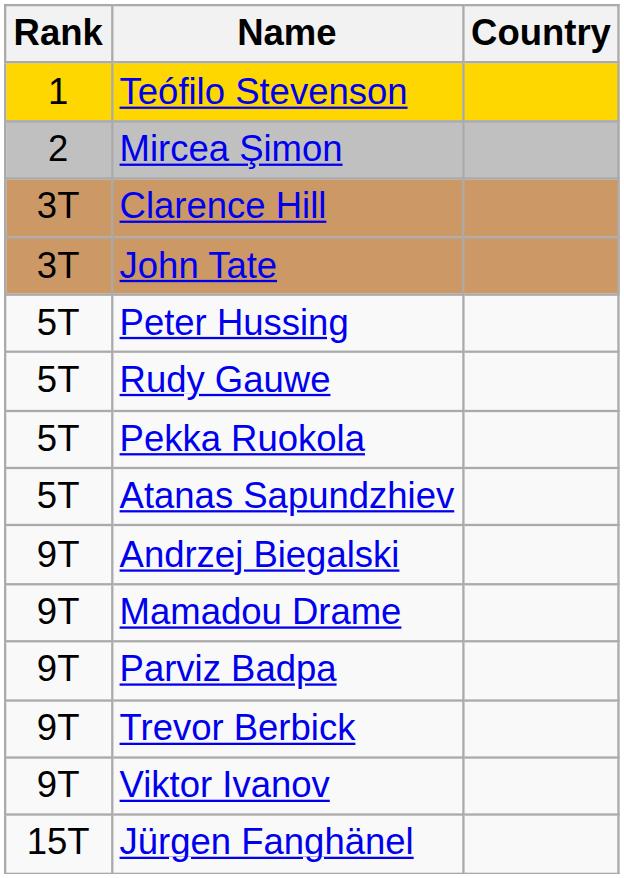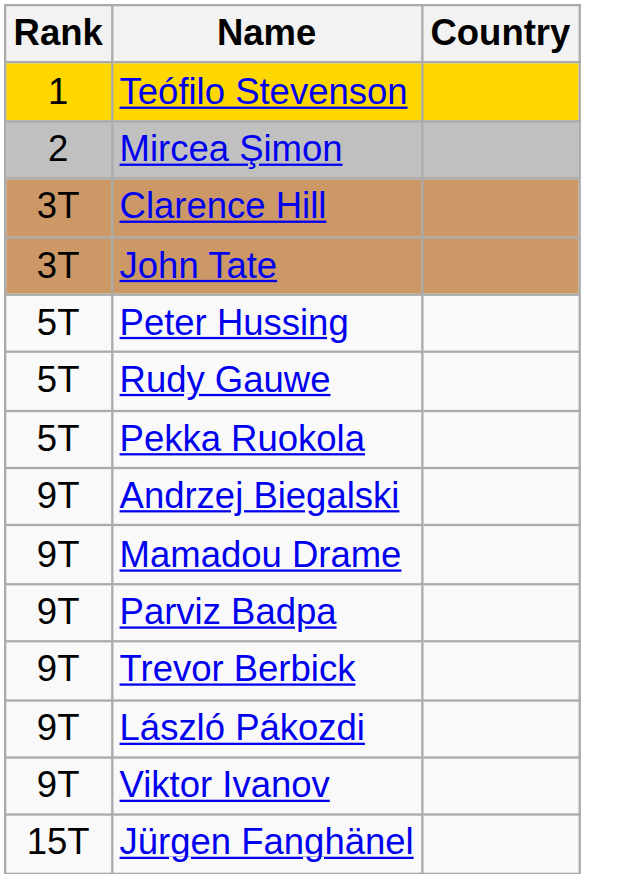- row: (287, 496)
+ row: (242, 727)
